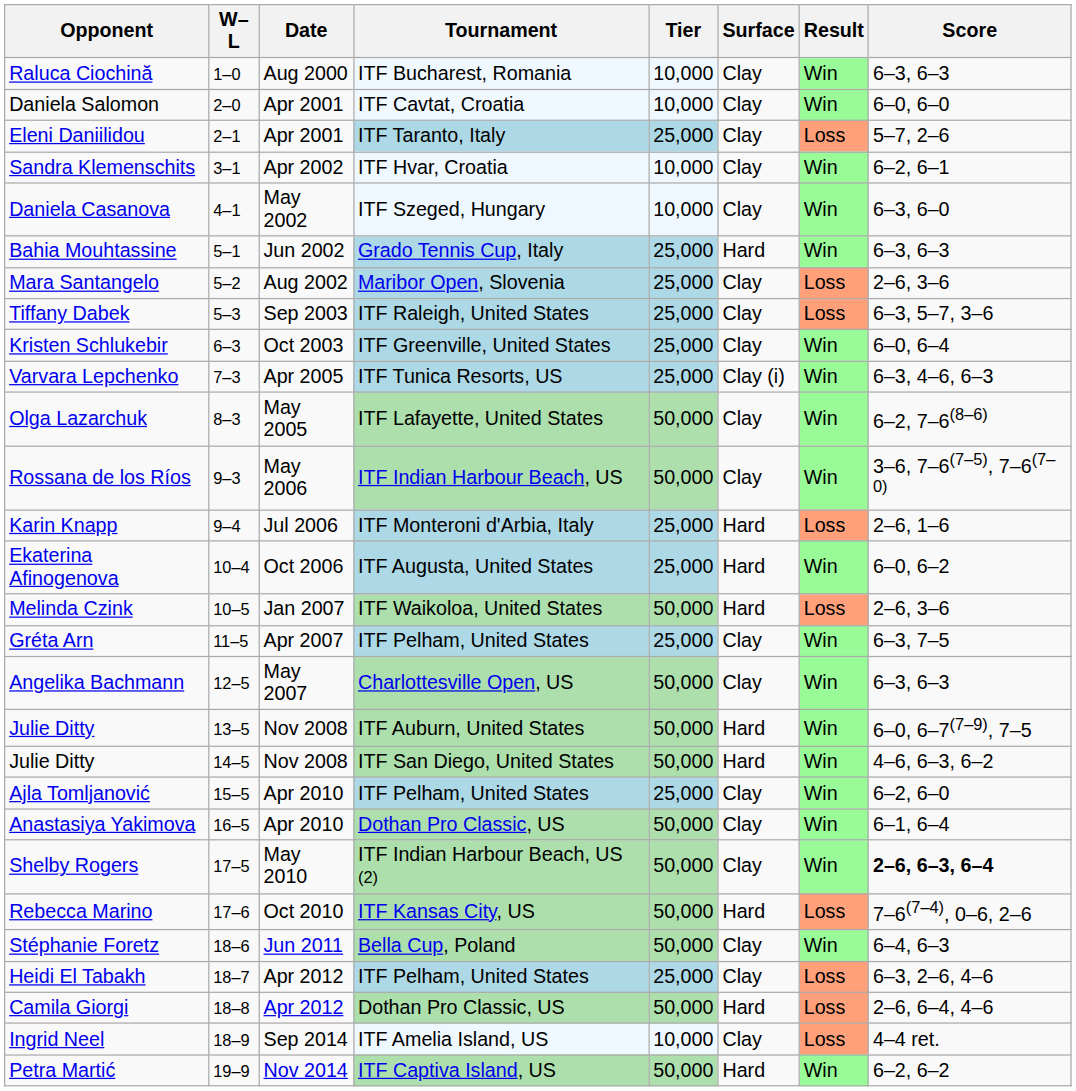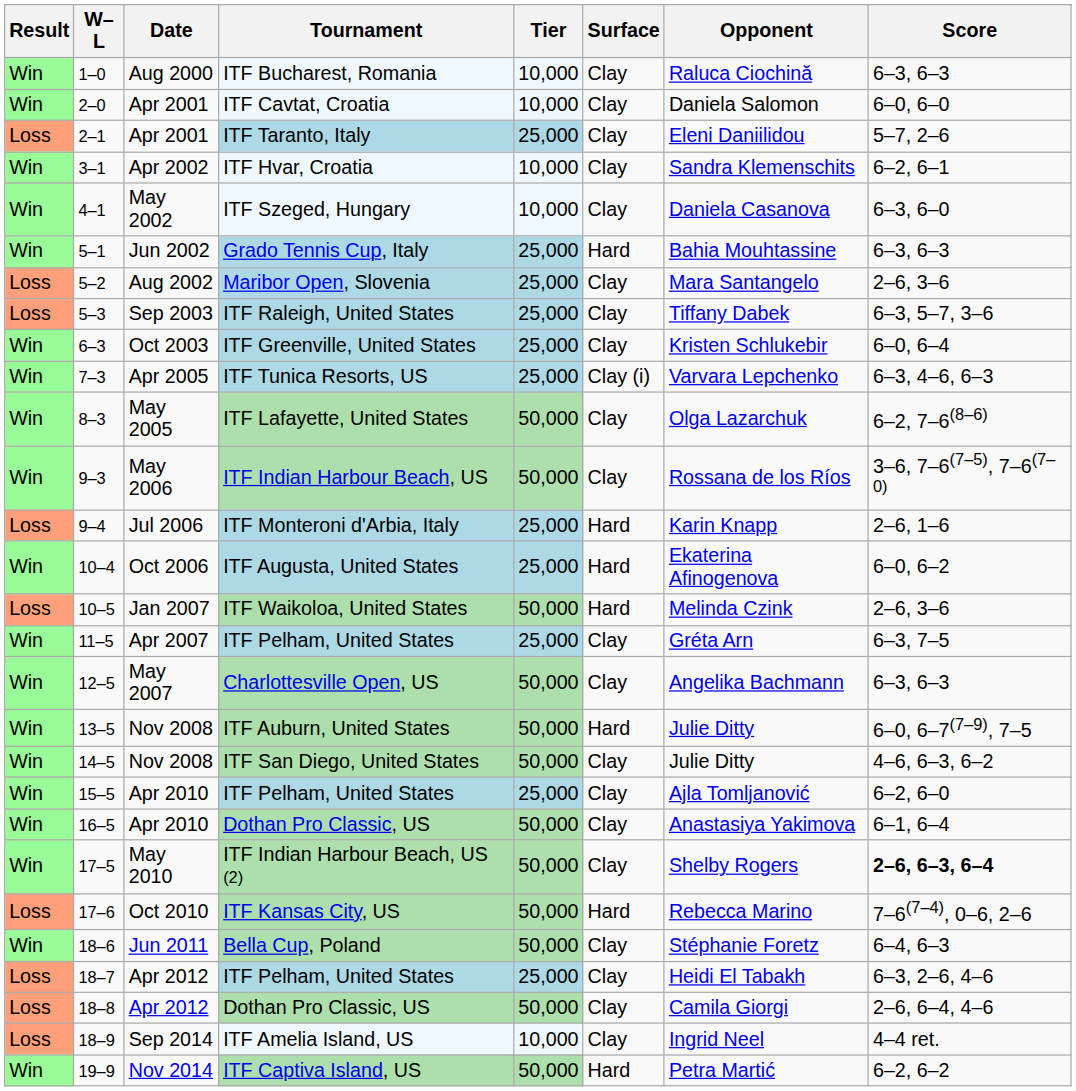columns swapped: (834, 31) <-> (107, 31)
(744, 761) Hard -> (607, 761) Clay
(744, 1007) Hard -> (607, 1007) Clay
